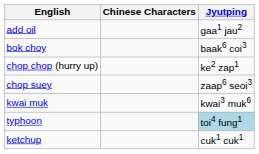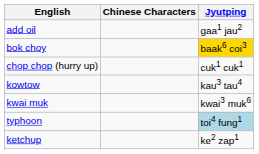(224, 47) no background -> (224, 47) gold background
(220, 66) ke2 zap1 -> (222, 66) cuk1 cuk1
- row: (29, 84)
+ row: (23, 84)
(222, 139) cuk1 cuk1 -> (220, 139) ke2 zap1
